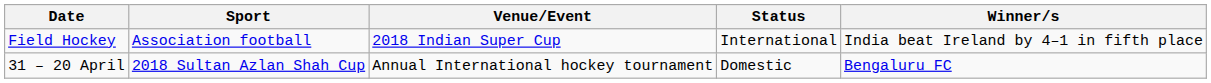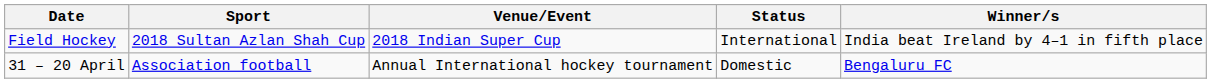(222, 41) Association football -> (249, 41) 2018 Sultan Azlan Shah Cup
(249, 65) 2018 Sultan Azlan Shah Cup -> (222, 65) Association football
